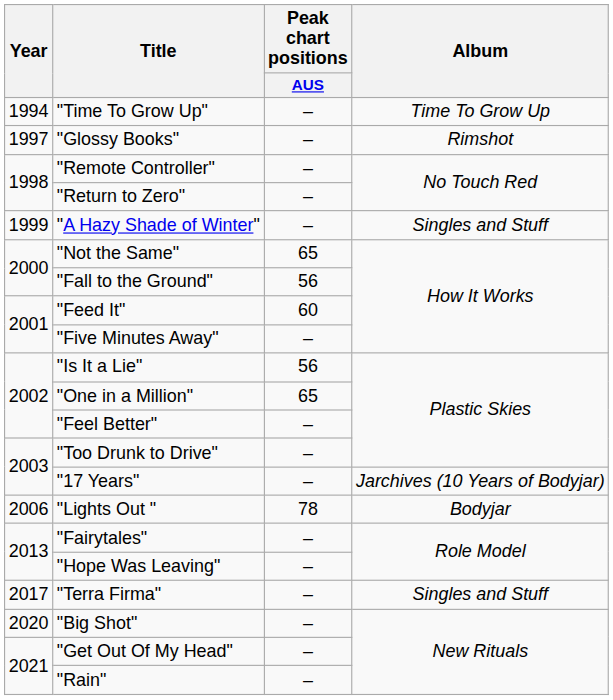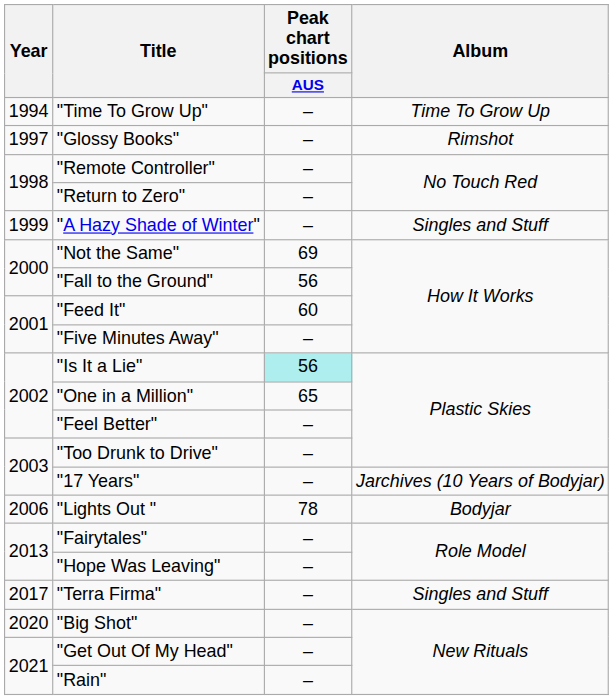(308, 253) 65 -> (308, 253) 69
(308, 367) no background -> (308, 367) paleturquoise background
